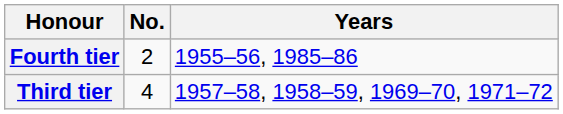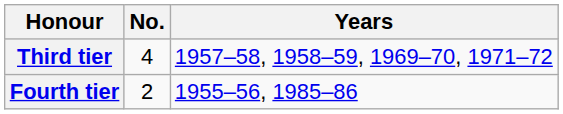rows swapped: (65, 91) <-> (65, 56)
